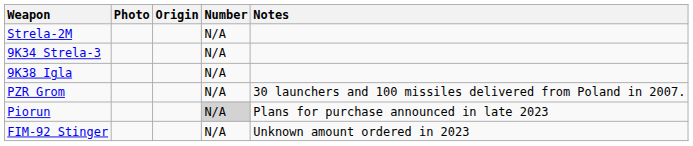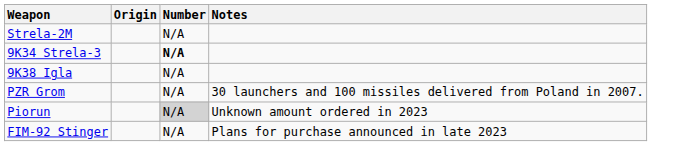- column: (132, 14)
(215, 53) normal -> (174, 53) bold
(401, 112) Plans for purchase announced in late 2023 -> (320, 112) Unknown amount ordered in 2023
(361, 131) Unknown amount ordered in 2023 -> (359, 131) Plans for purchase announced in late 2023
